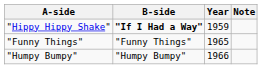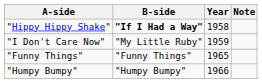(218, 27) 1959 -> (218, 27) 1958
+ row: (56, 41)
